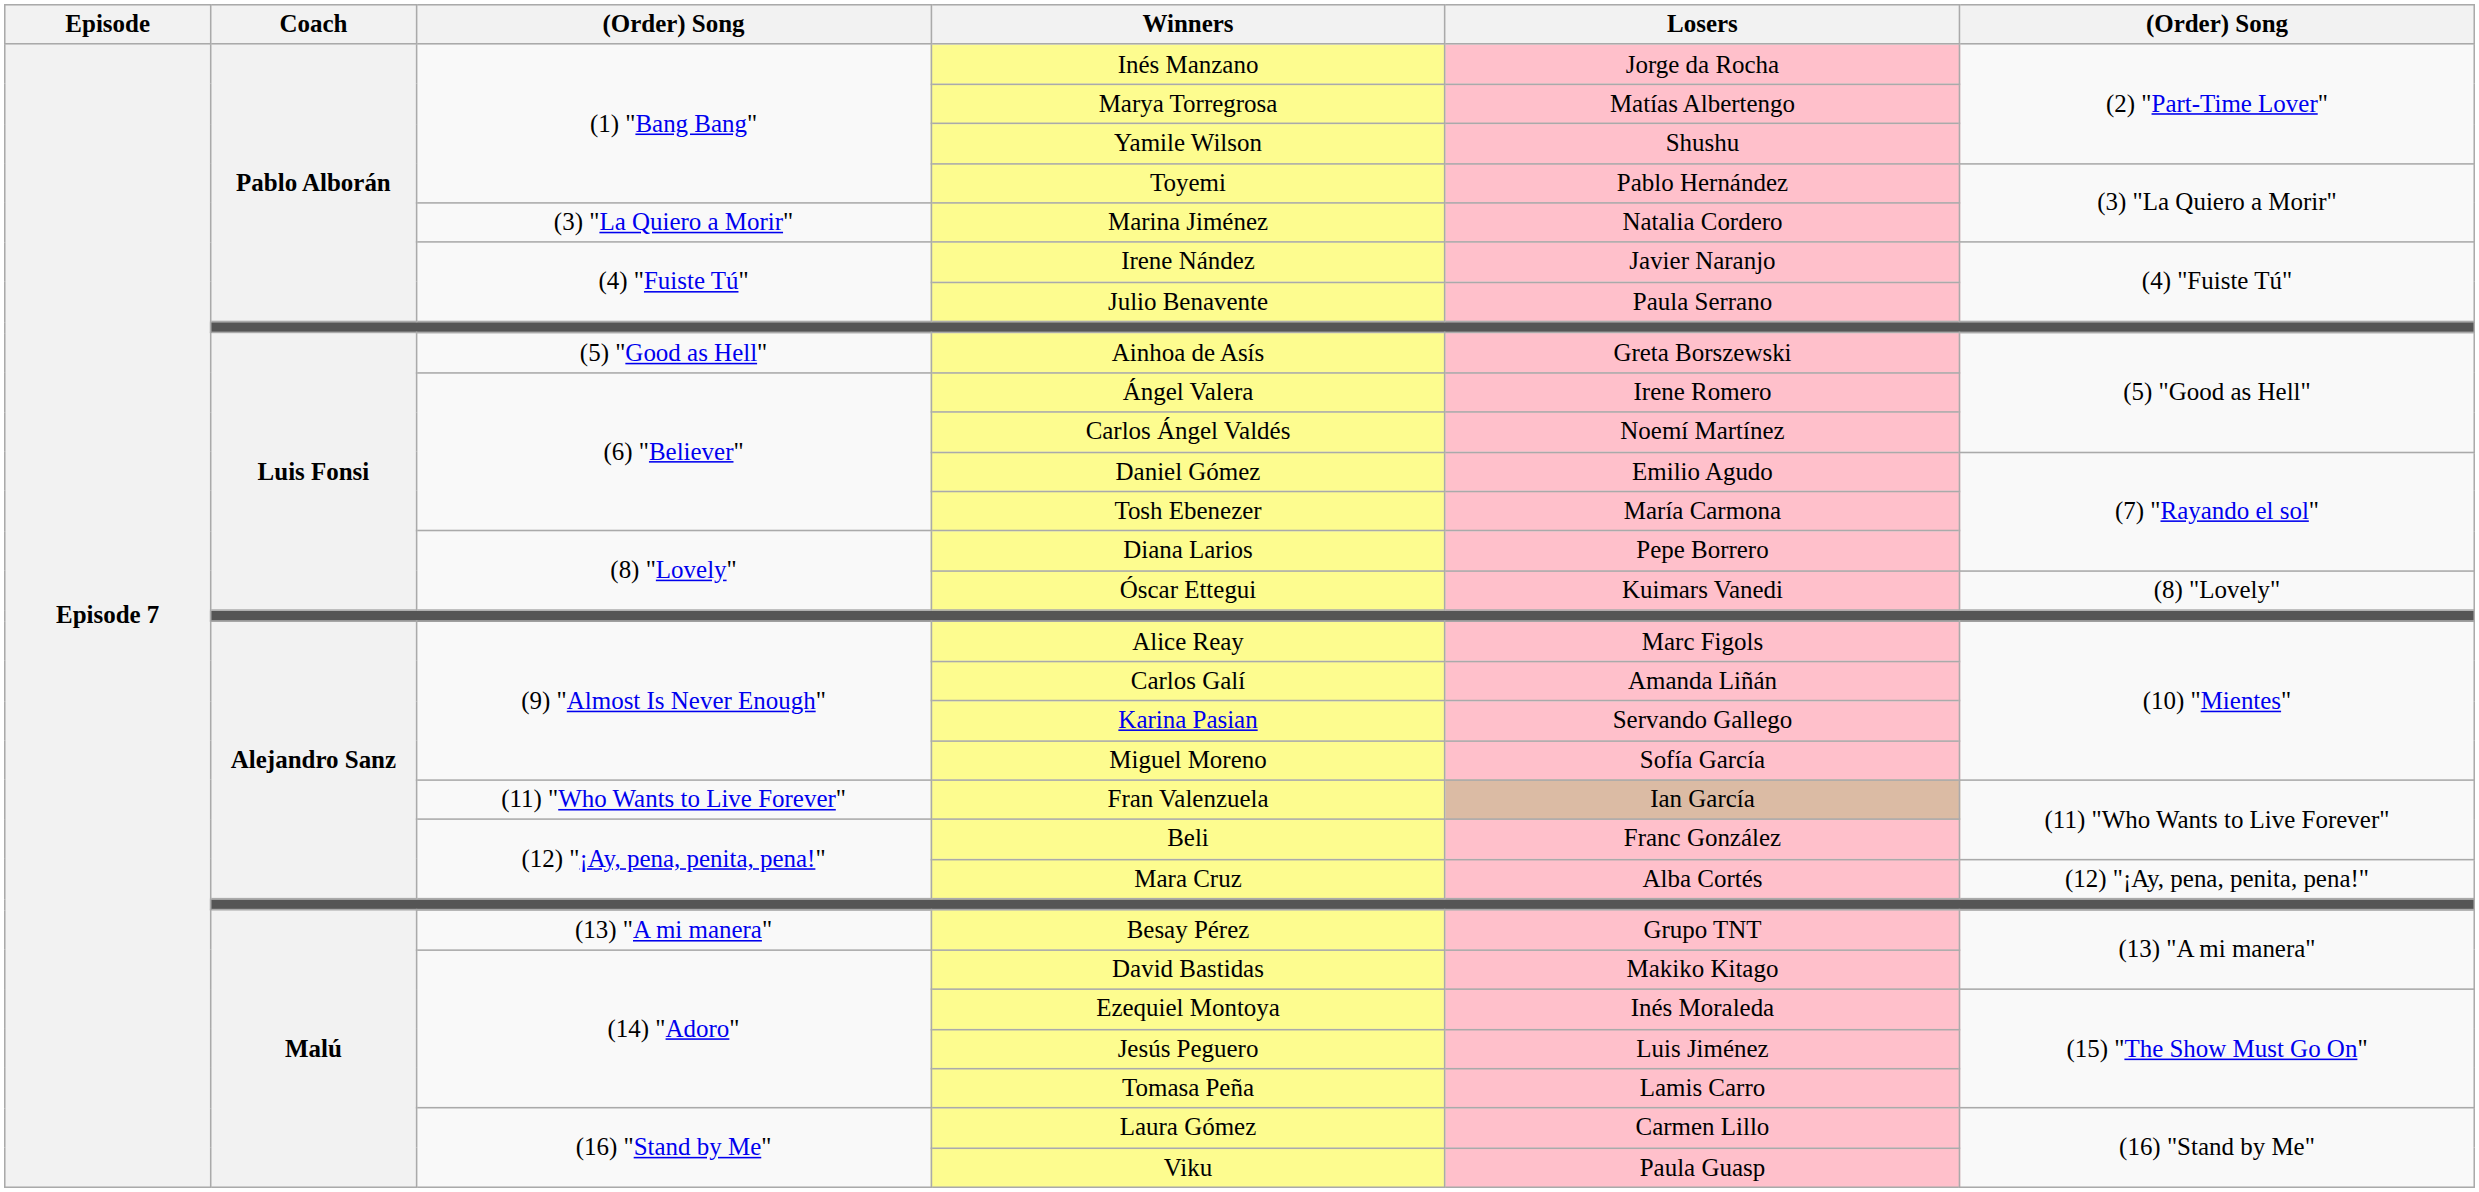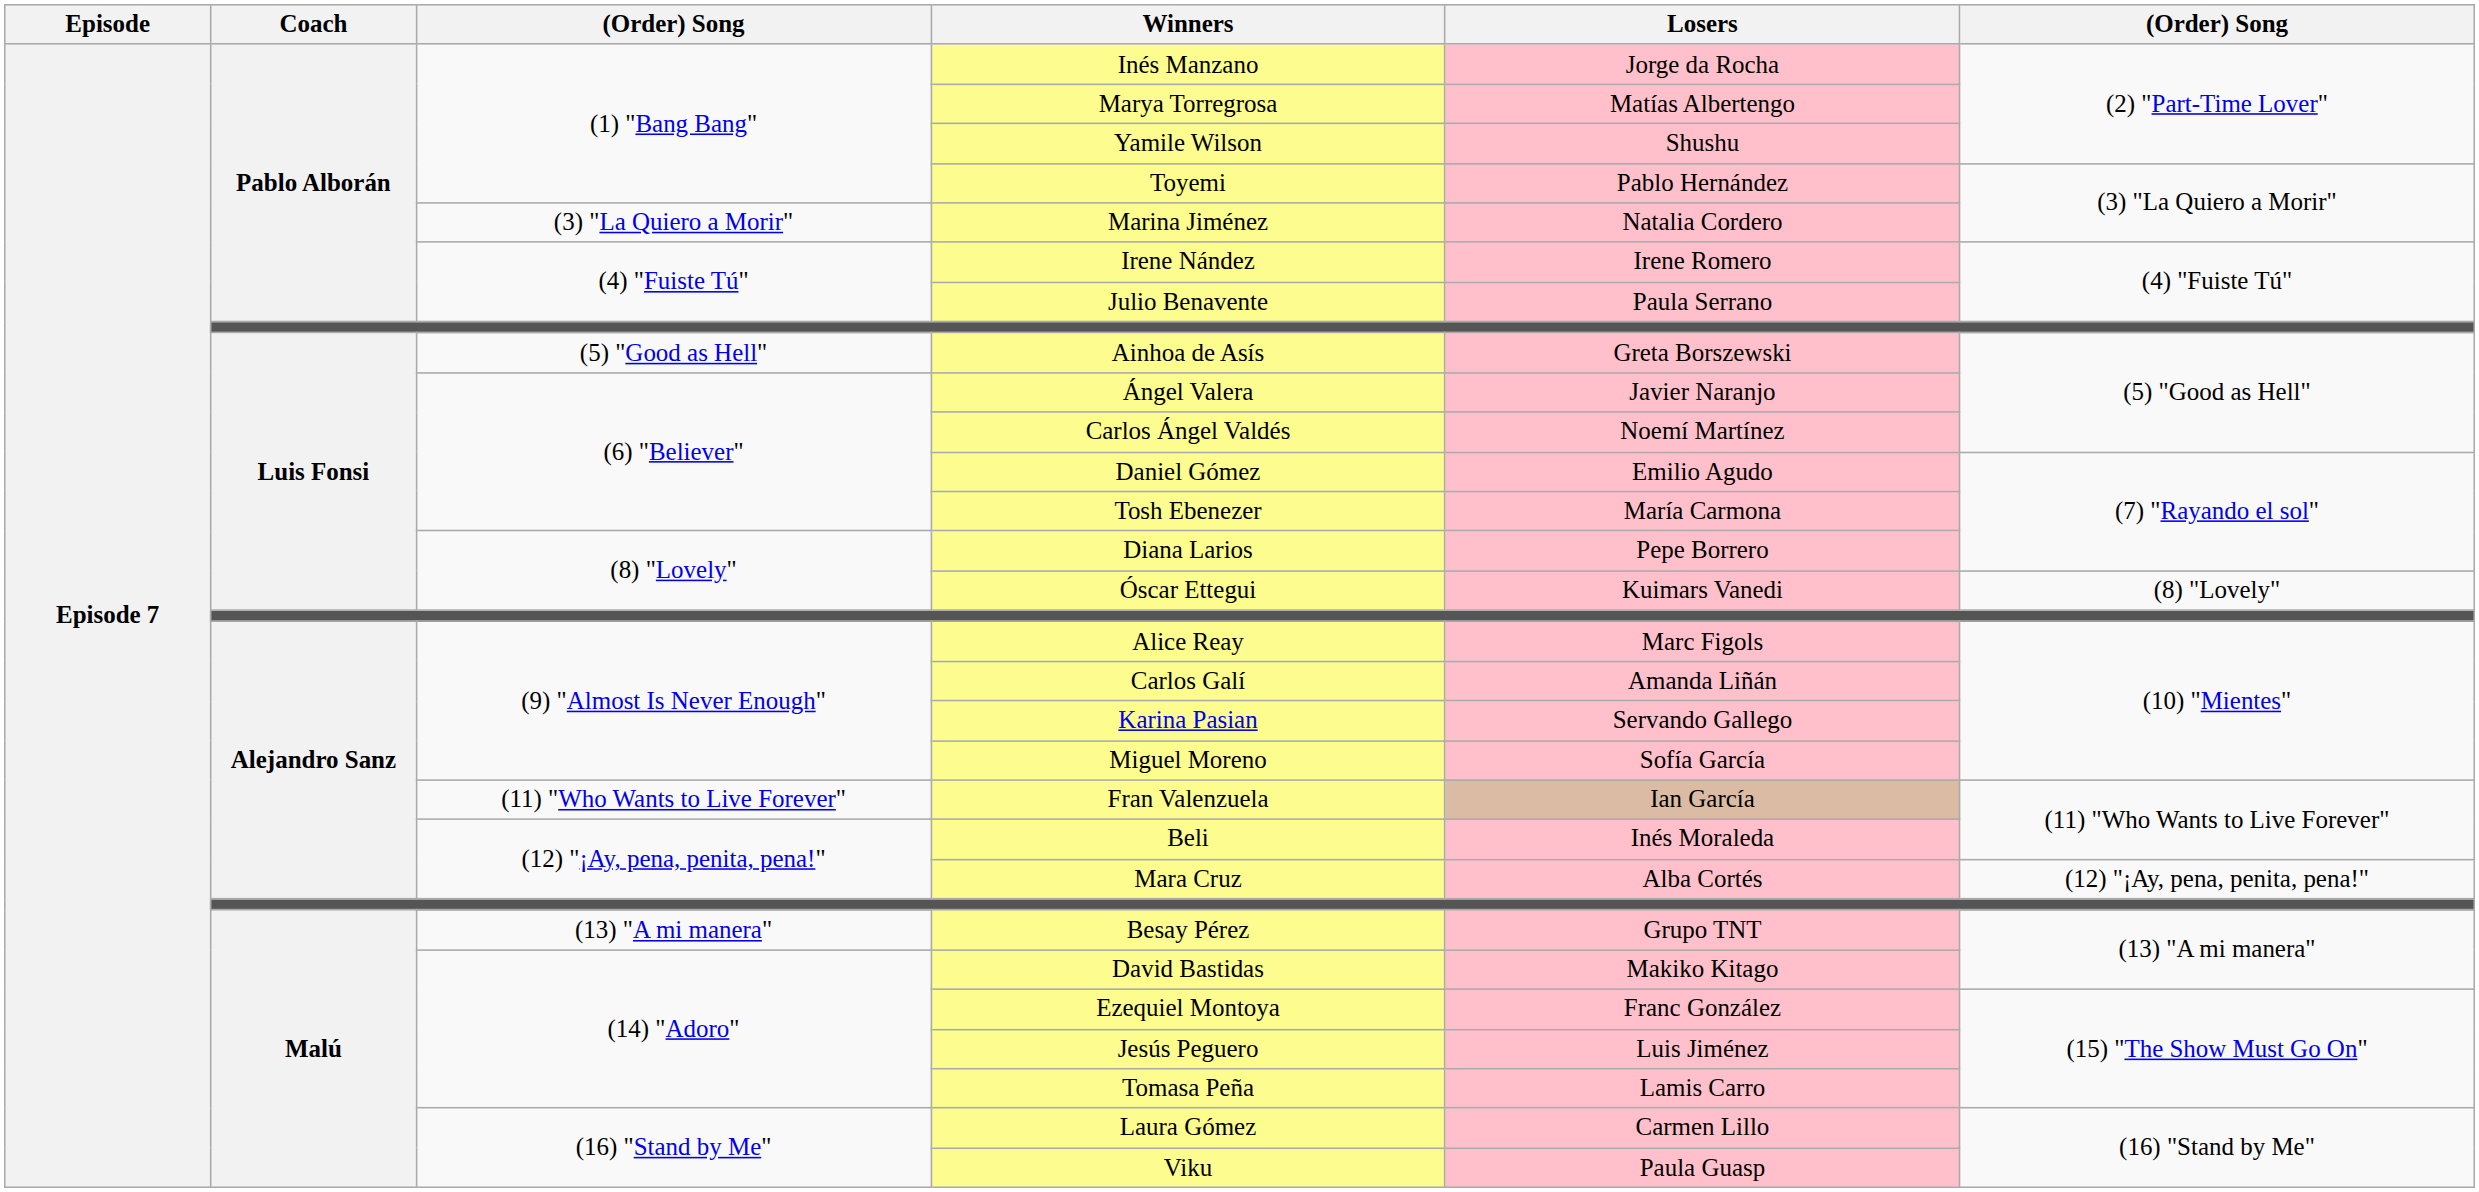(1702, 261) Javier Naranjo -> (1702, 261) Irene Romero
(1702, 392) Irene Romero -> (1702, 392) Javier Naranjo
(1702, 839) Franc González -> (1702, 839) Inés Moraleda
(1702, 1008) Inés Moraleda -> (1702, 1008) Franc González
